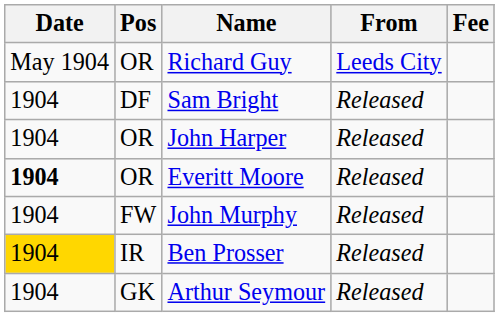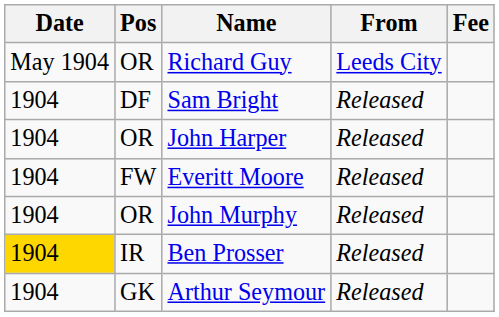(34, 176) bold -> (34, 176) normal
(137, 176) OR -> (138, 176) FW
(138, 215) FW -> (137, 215) OR
